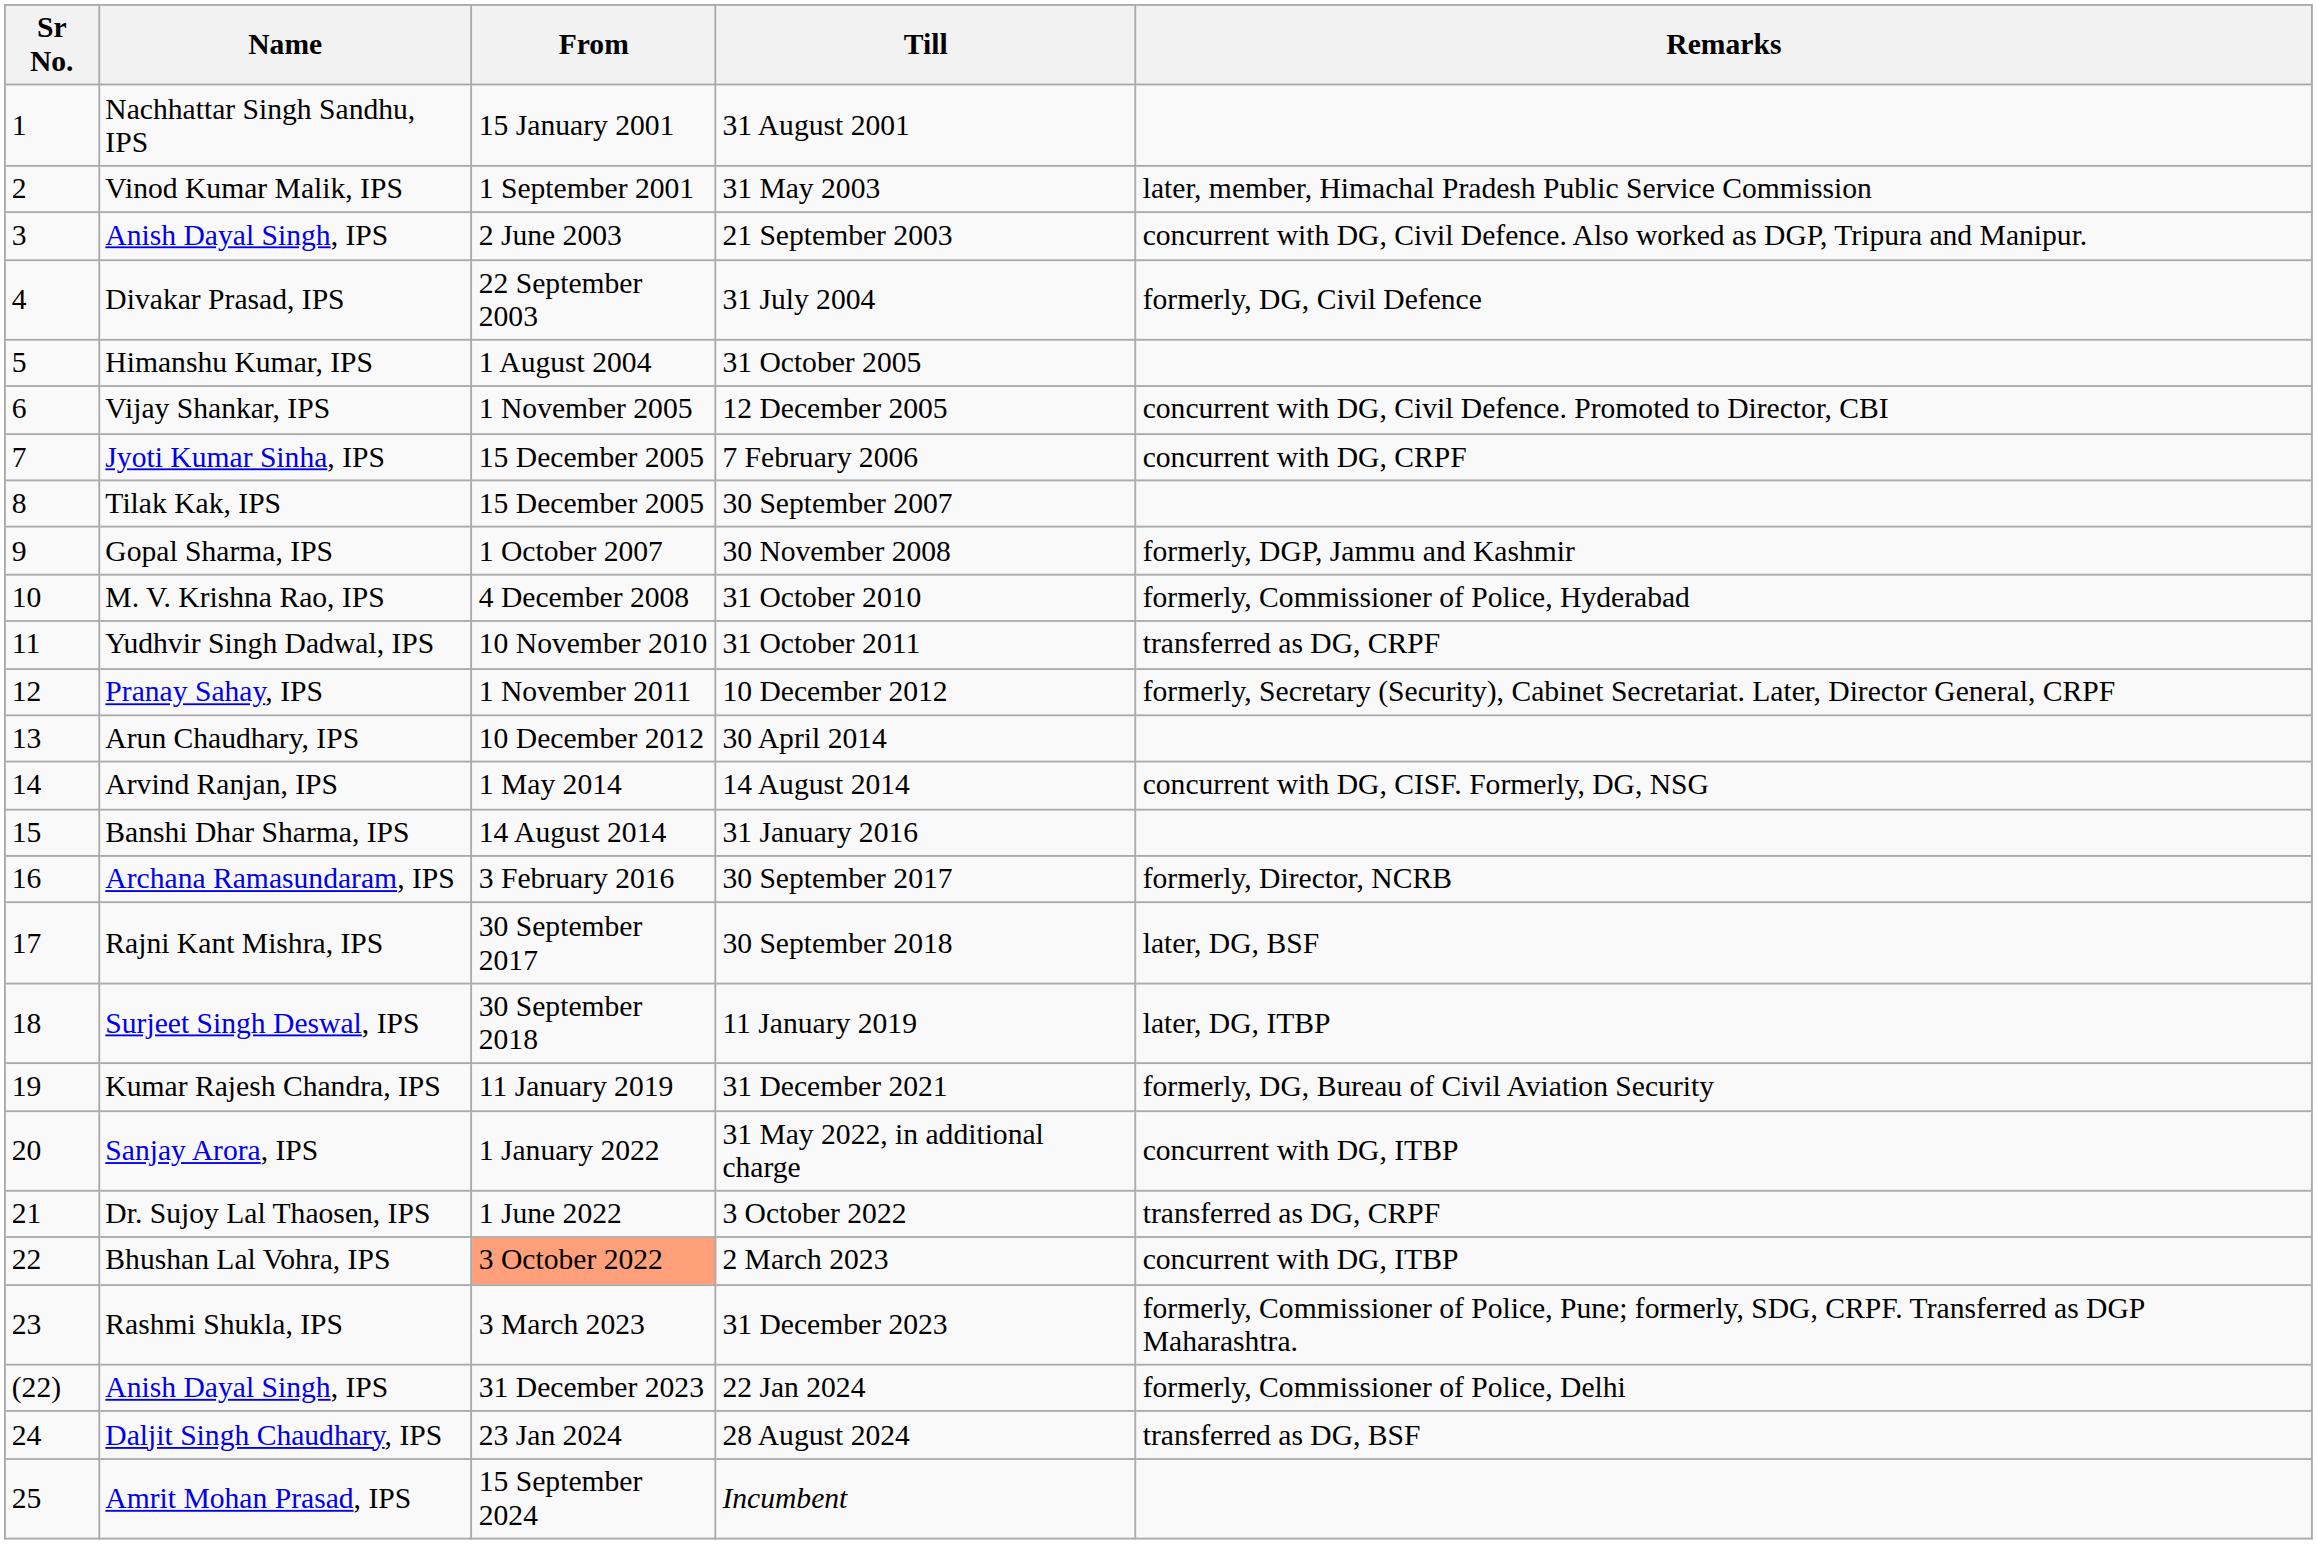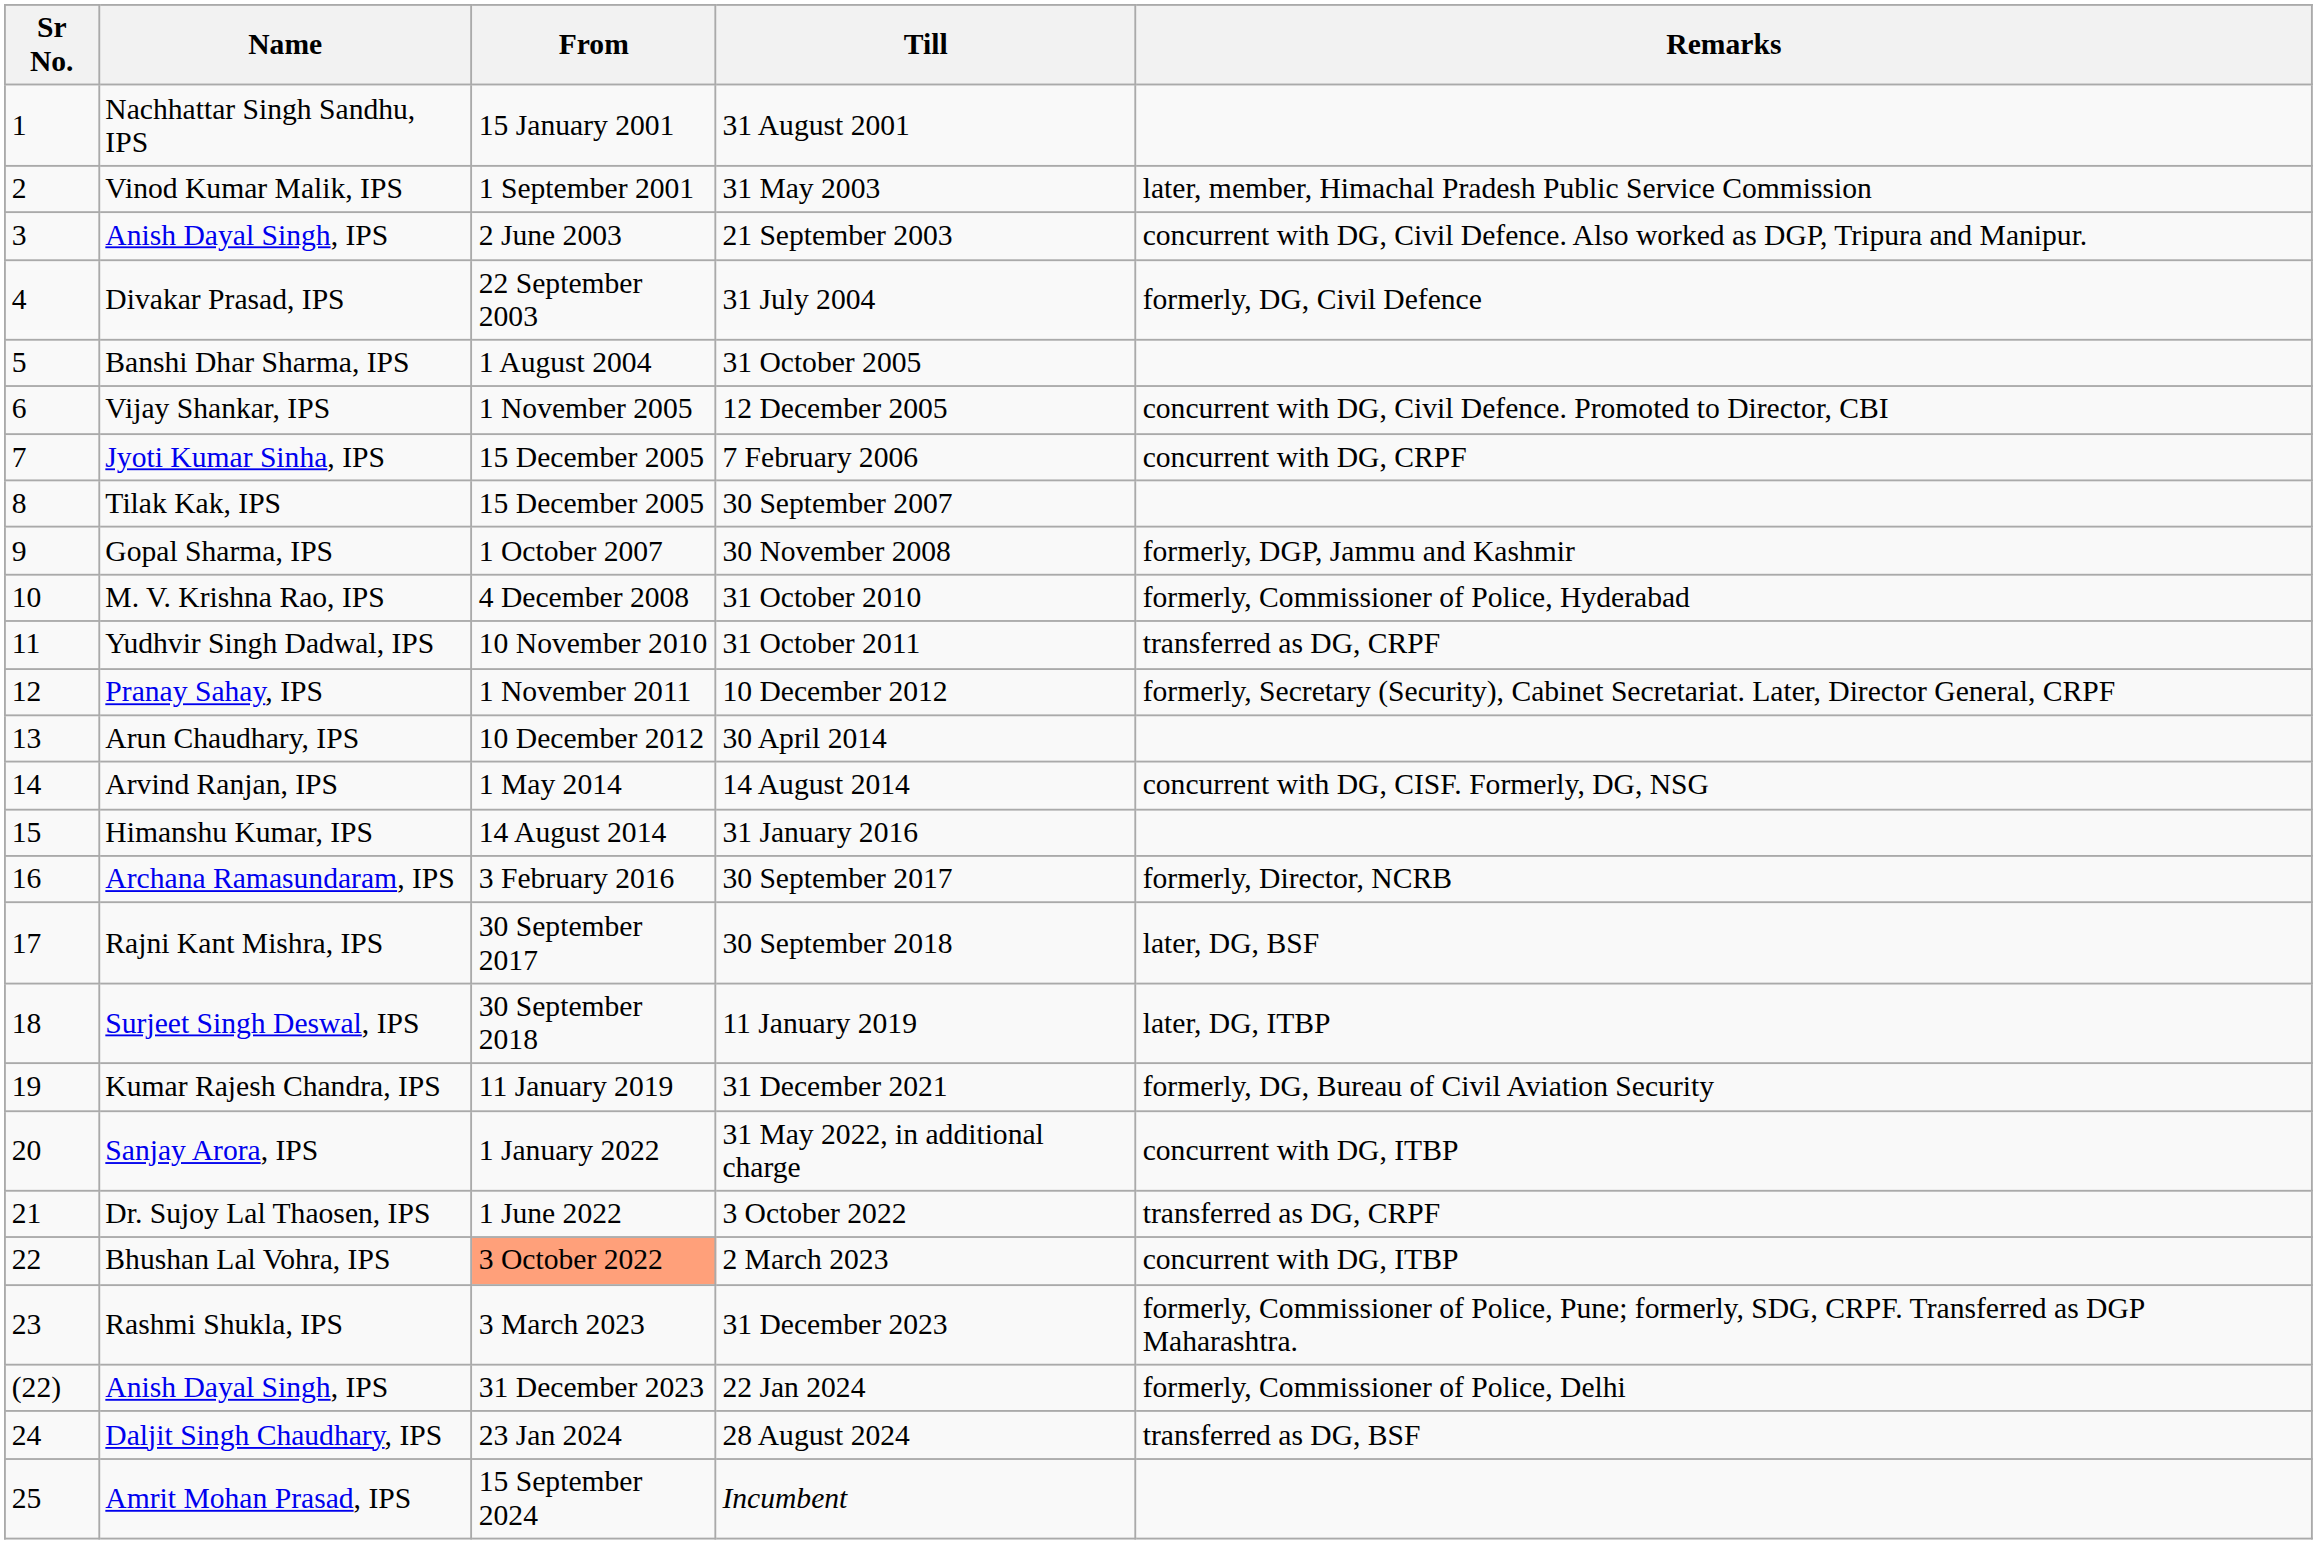(239, 362) Himanshu Kumar, IPS -> (257, 362) Banshi Dhar Sharma, IPS
(257, 832) Banshi Dhar Sharma, IPS -> (239, 832) Himanshu Kumar, IPS
